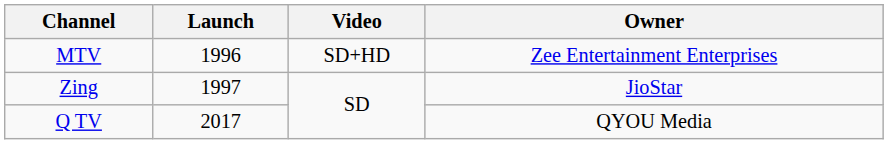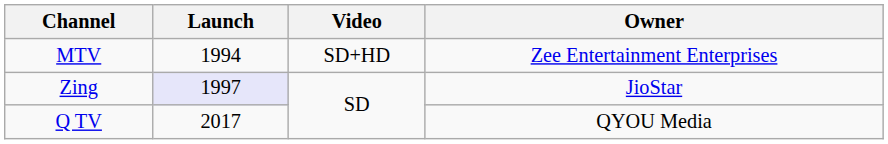(221, 55) 1996 -> (221, 55) 1994
(221, 88) no background -> (221, 88) lavender background
